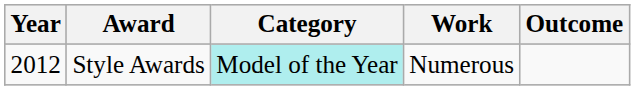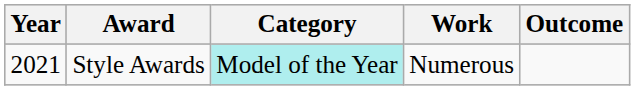(36, 64) 2012 -> (36, 64) 2021
